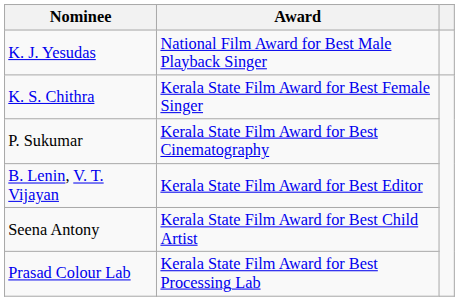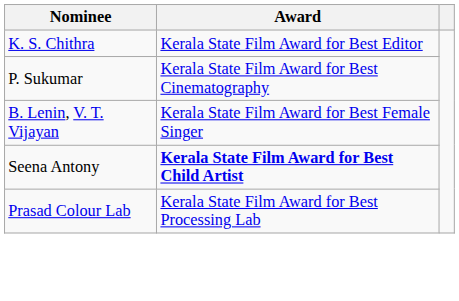- row: (52, 52)
(295, 96) Kerala State Film Award for Best Female Singer -> (292, 43) Kerala State Film Award for Best Editor
(292, 185) Kerala State Film Award for Best Editor -> (295, 122) Kerala State Film Award for Best Female Singer
(289, 229) normal -> (277, 166) bold
